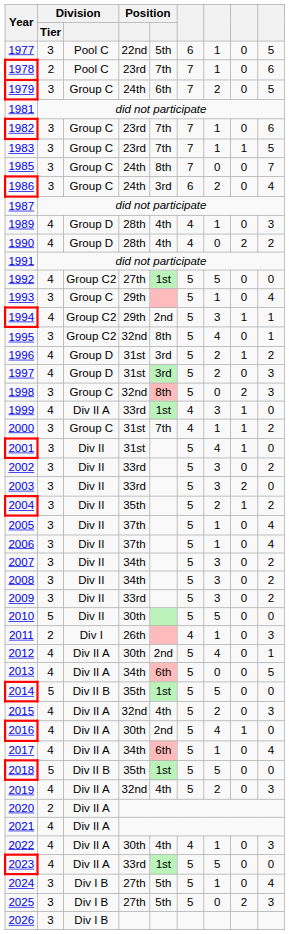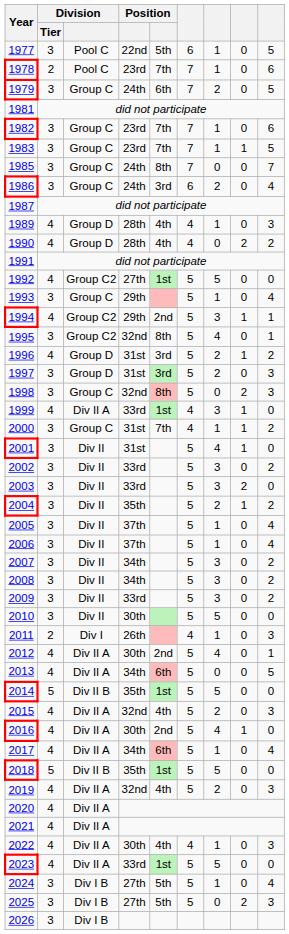(51, 373) 4 -> (51, 373) 3
(51, 616) 5 -> (51, 616) 3
(51, 808) 2 -> (51, 808) 4
